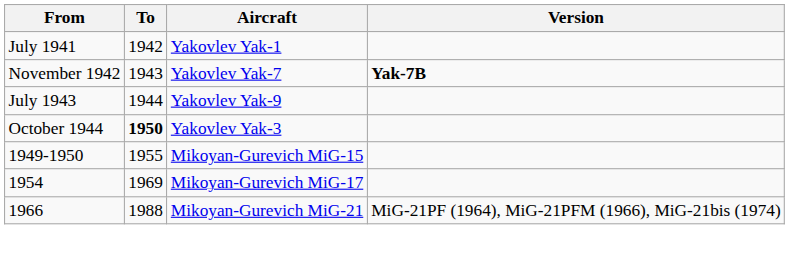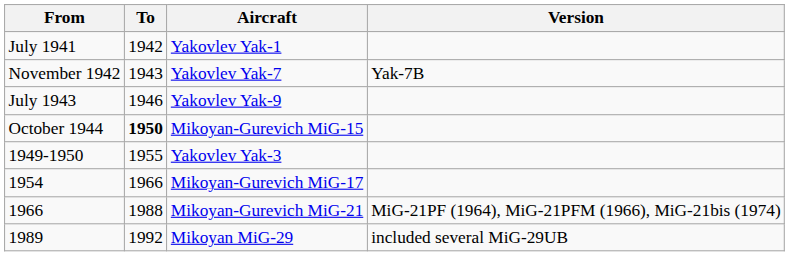(399, 73) bold -> (398, 73) normal
(146, 100) 1944 -> (146, 100) 1946
(226, 127) Yakovlev Yak-3 -> (267, 127) Mikoyan-Gurevich MiG-15
(267, 155) Mikoyan-Gurevich MiG-15 -> (226, 155) Yakovlev Yak-3
(146, 182) 1969 -> (146, 182) 1966
+ row: (26, 237)
